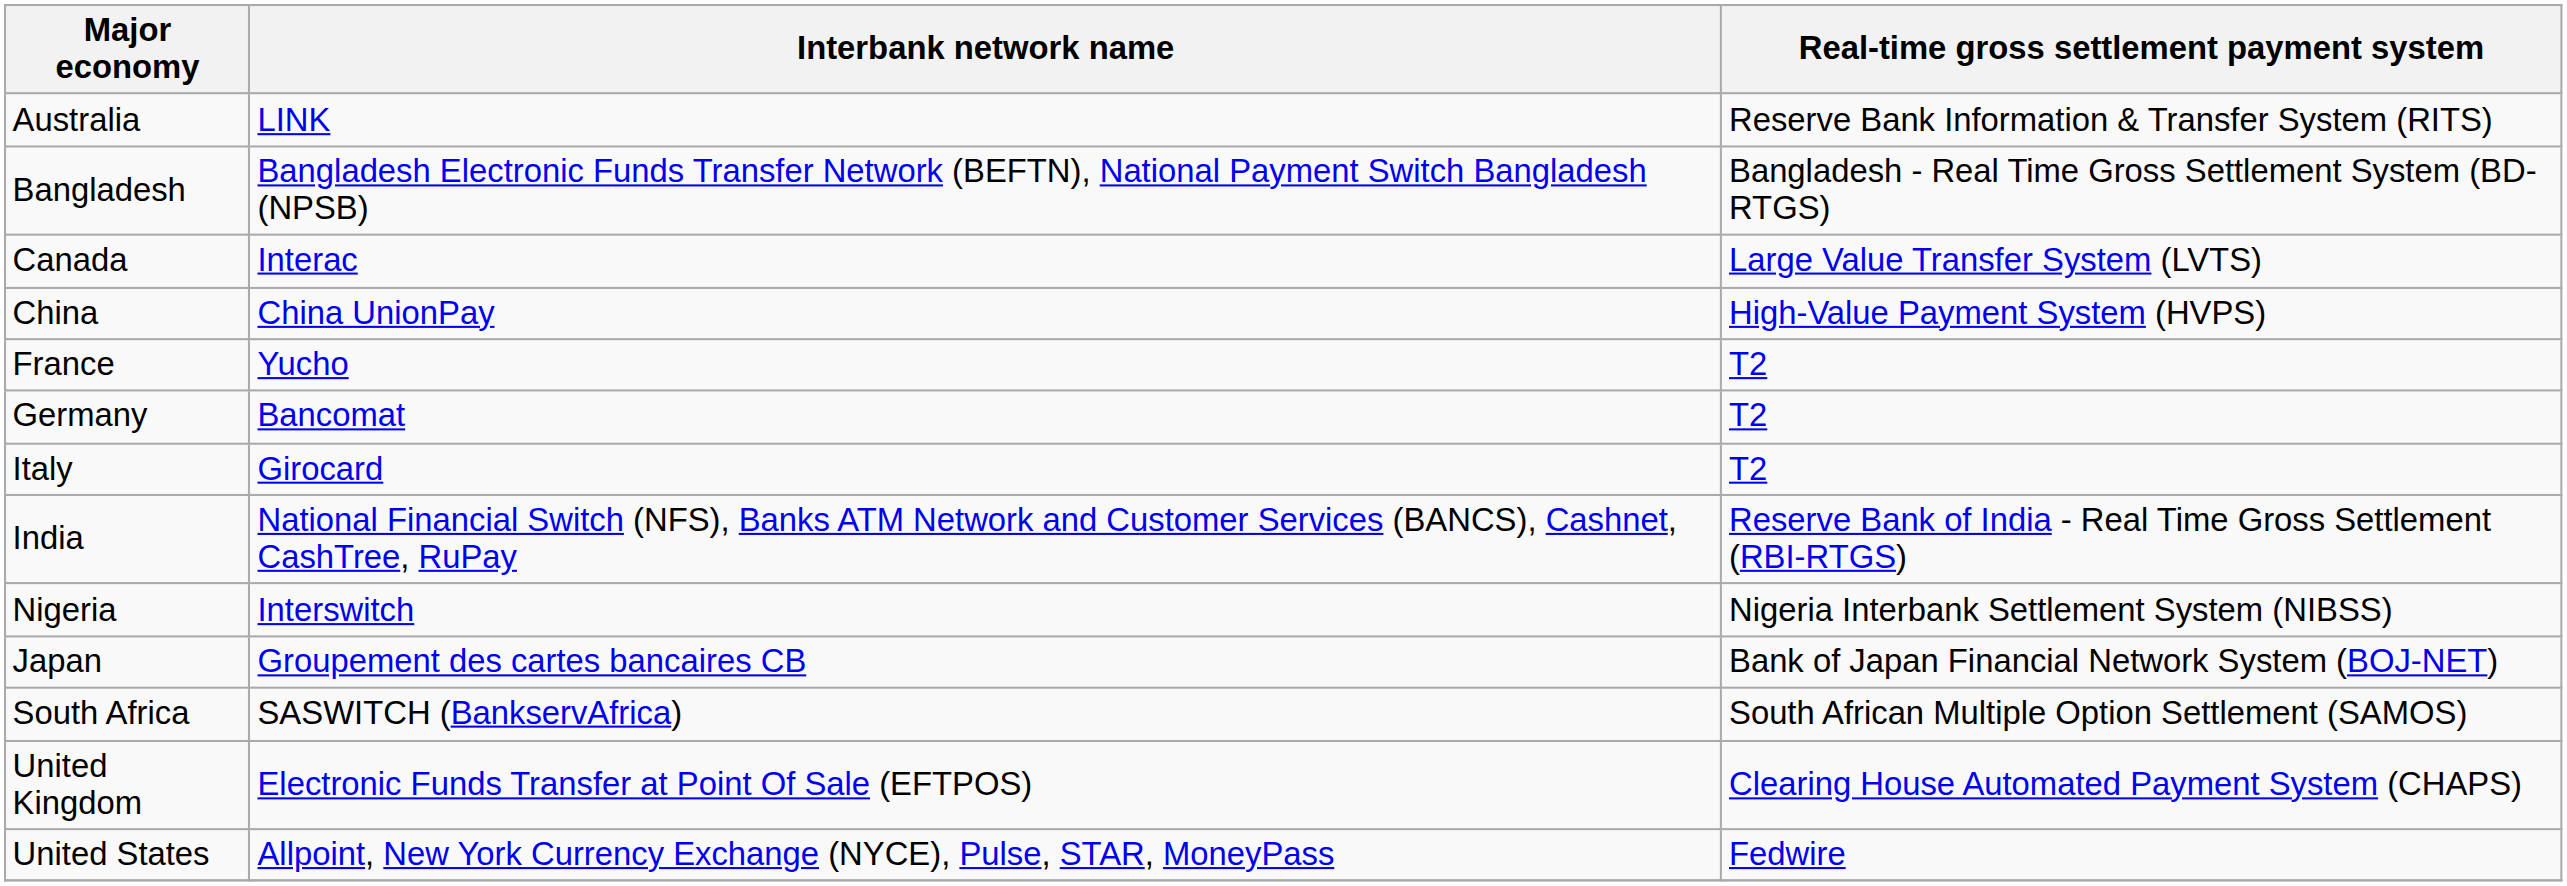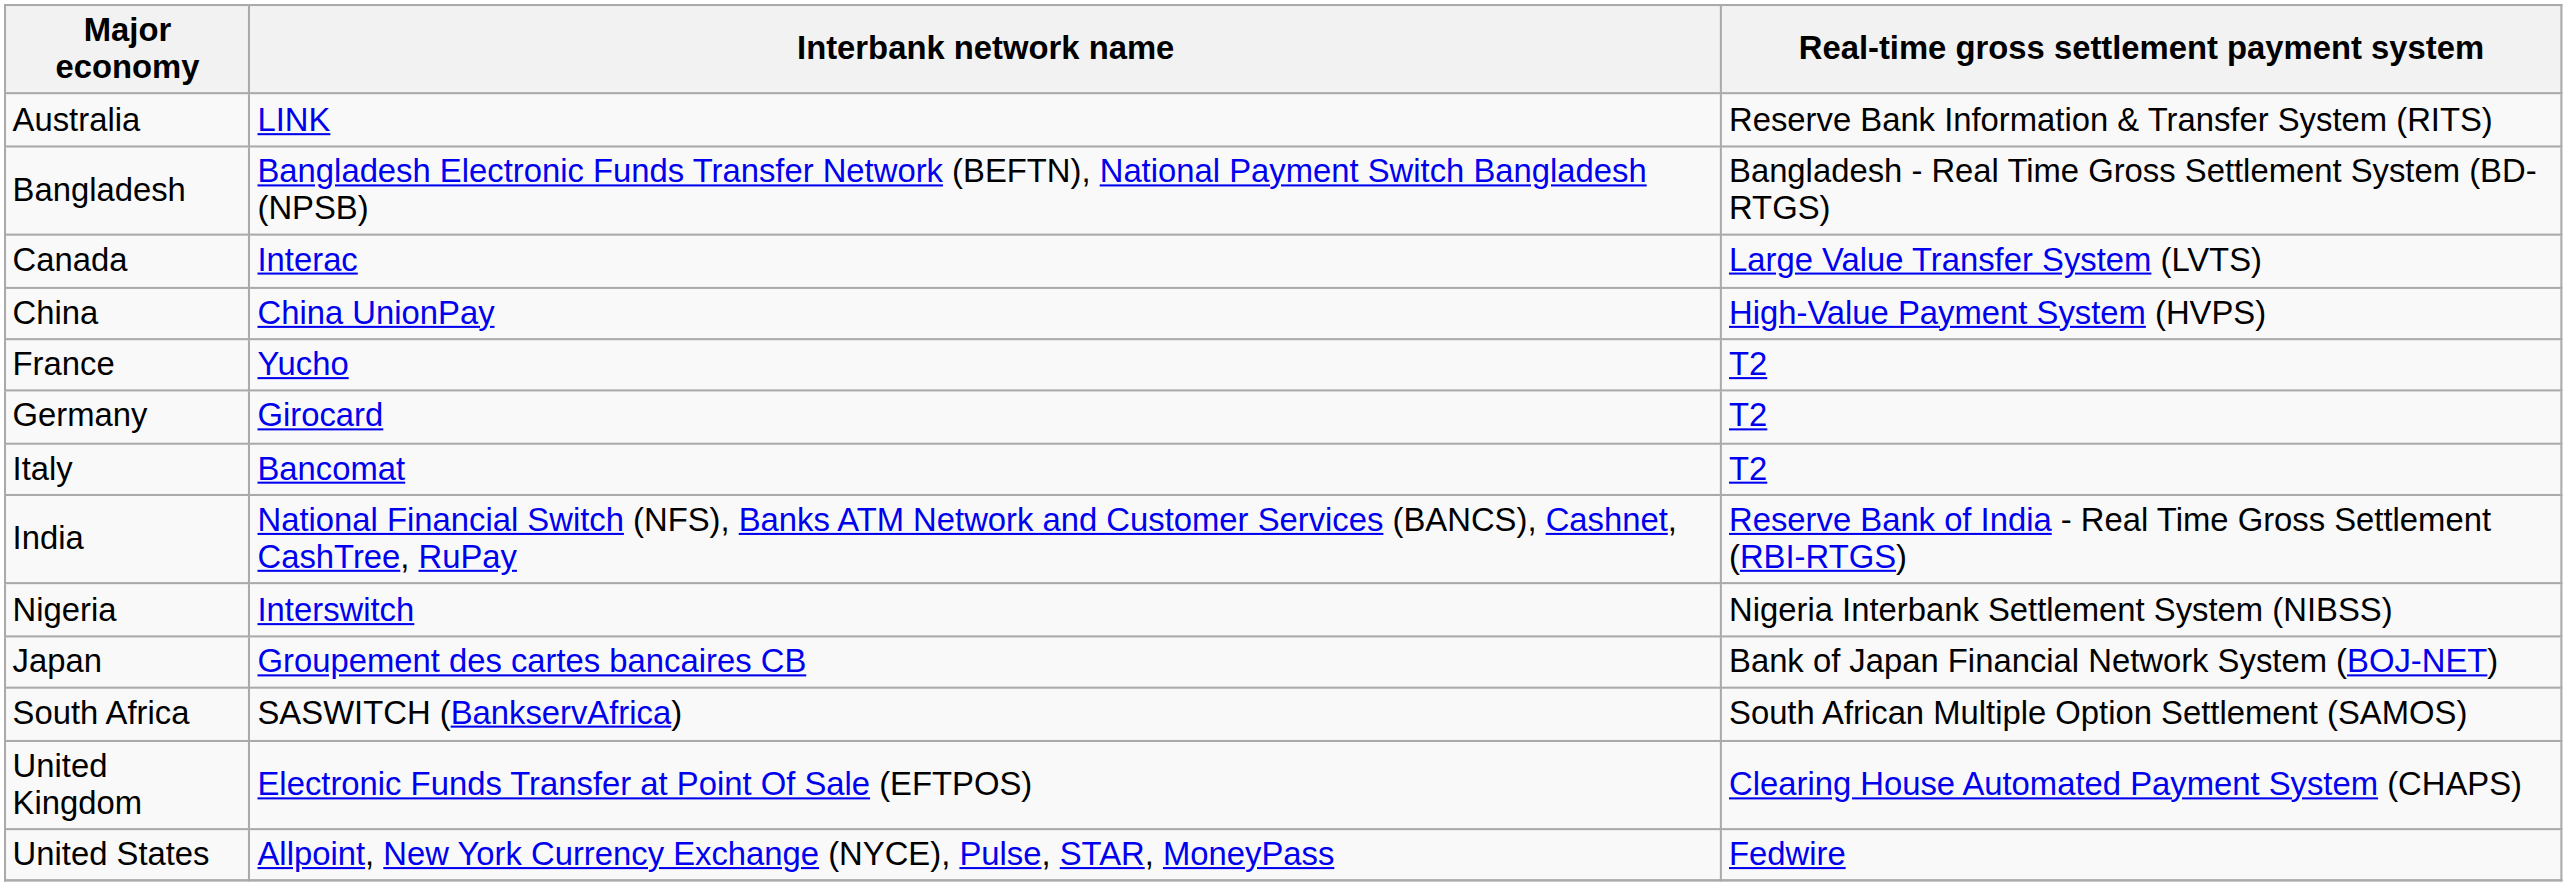(331, 416) Bancomat -> (320, 416) Girocard
(320, 468) Girocard -> (331, 468) Bancomat
